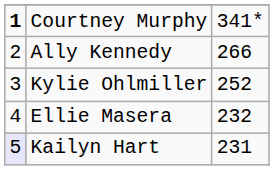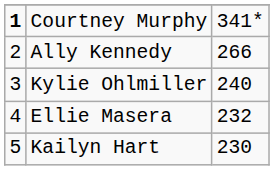(234, 85) 252 -> (234, 85) 240
(15, 149) lavender background -> (15, 149) no background
(234, 149) 231 -> (234, 149) 230
